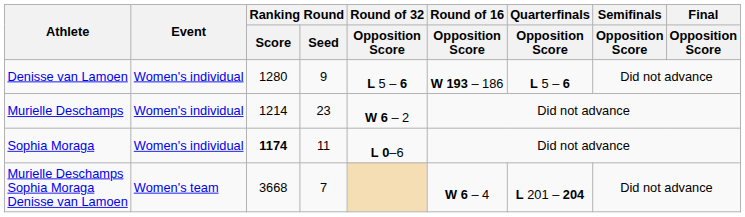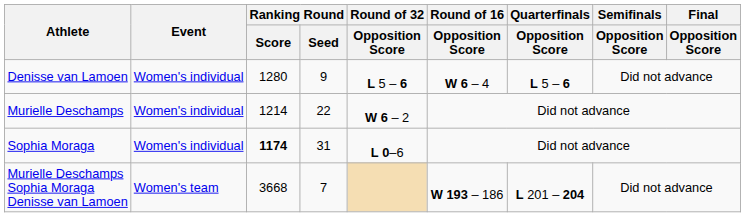(467, 84) W 193 – 186 -> (467, 84) W 6 – 4
(324, 111) 23 -> (324, 111) 22
(324, 146) 11 -> (324, 146) 31
(467, 195) W 6 – 4 -> (467, 195) W 193 – 186
